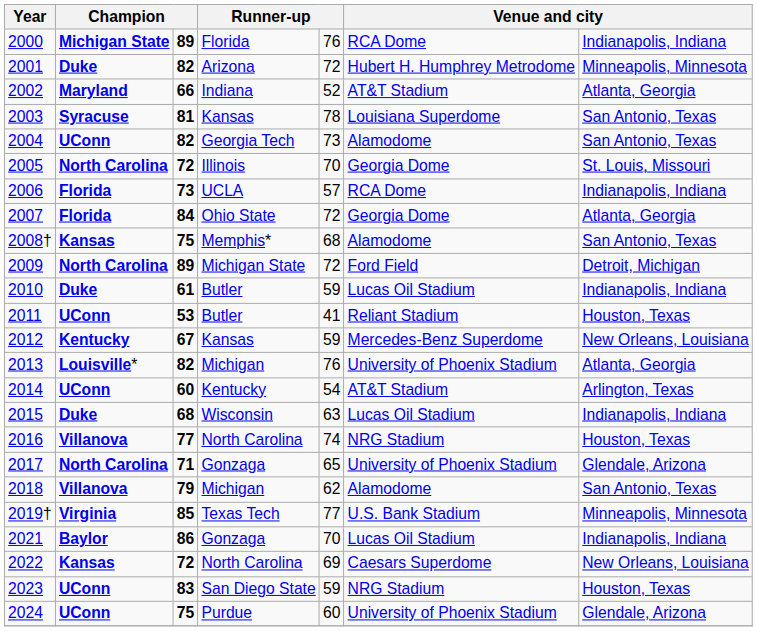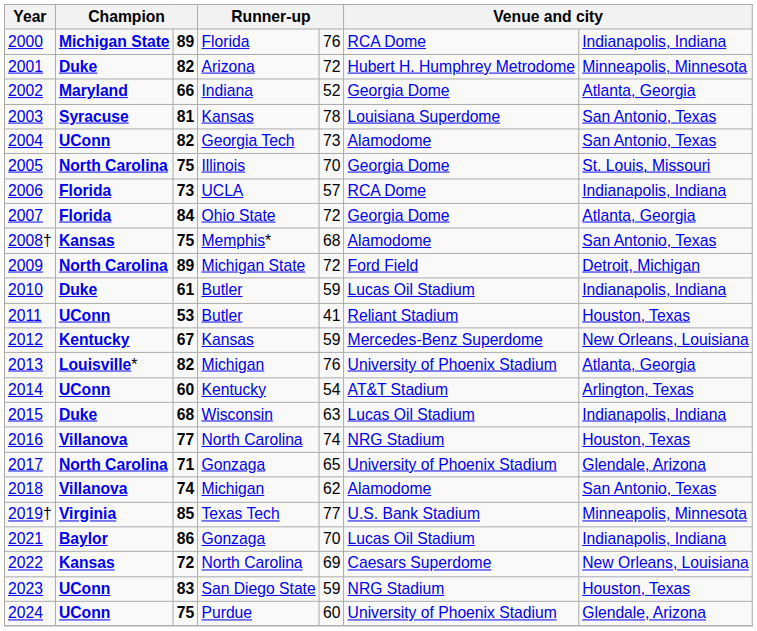(398, 91) AT&T Stadium -> (399, 91) Georgia Dome
(186, 166) 72 -> (186, 166) 75
(186, 489) 79 -> (186, 489) 74
